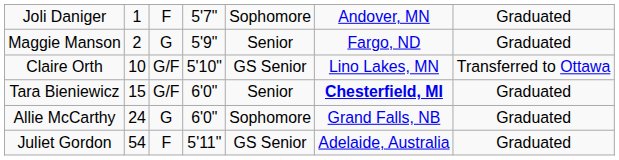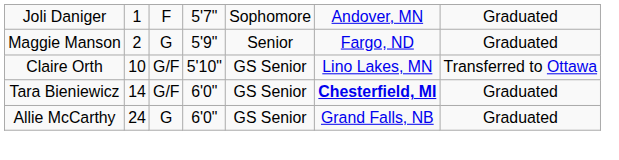(137, 92) 15 -> (137, 92) 14
(270, 92) Senior -> (270, 92) GS Senior
(270, 117) Sophomore -> (270, 117) GS Senior
- row: (64, 142)
